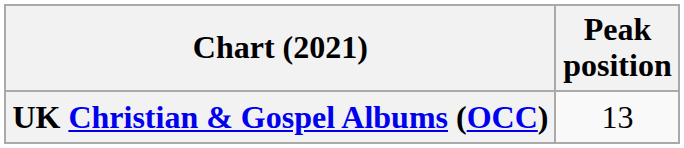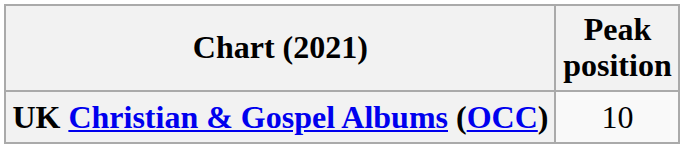(617, 116) 13 -> (617, 116) 10
